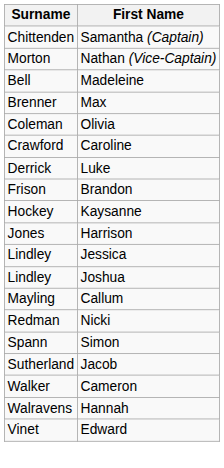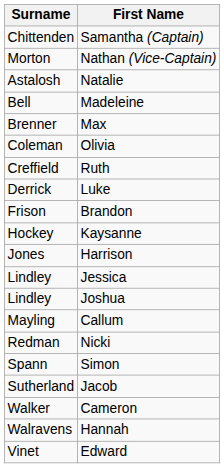+ row: (102, 80)
- row: (106, 146)
+ row: (95, 168)
